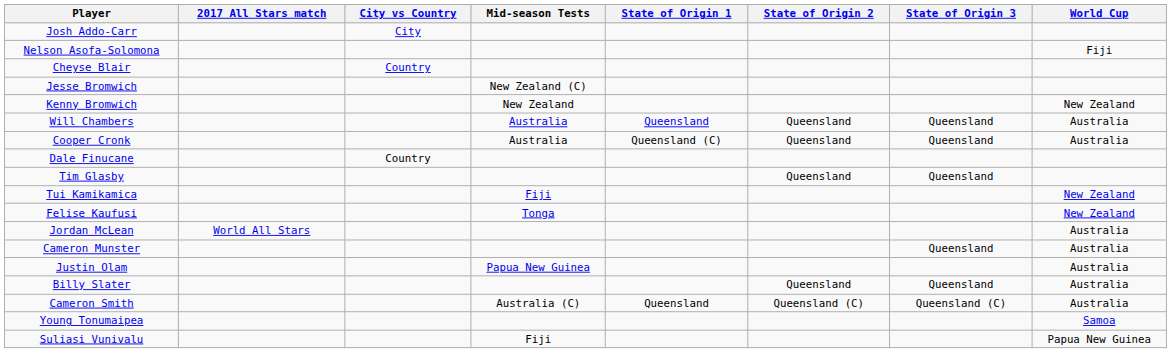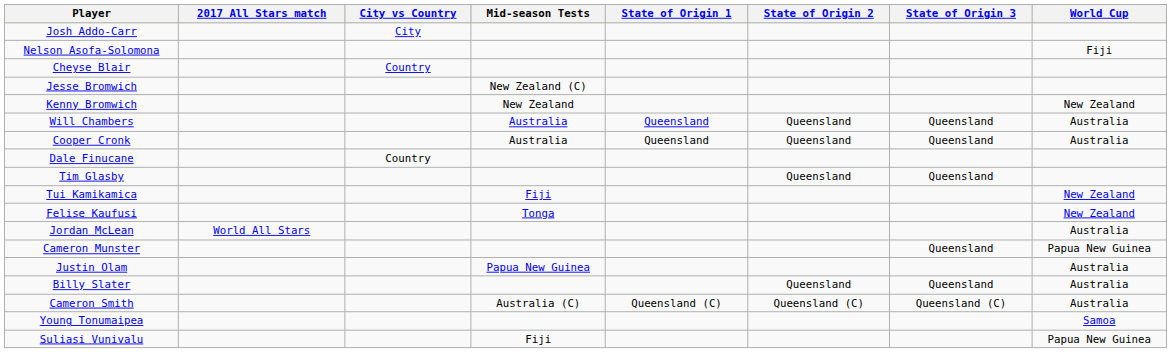(677, 140) Queensland (C) -> (677, 140) Queensland
(1099, 248) Australia -> (1099, 248) Papua New Guinea
(677, 303) Queensland -> (677, 303) Queensland (C)
